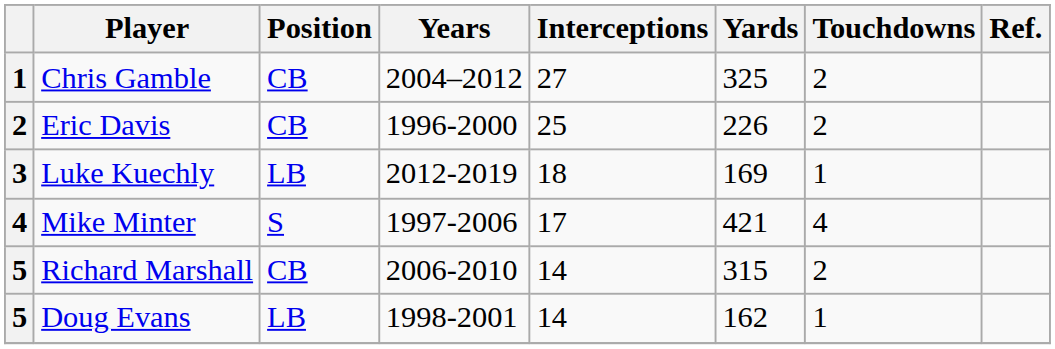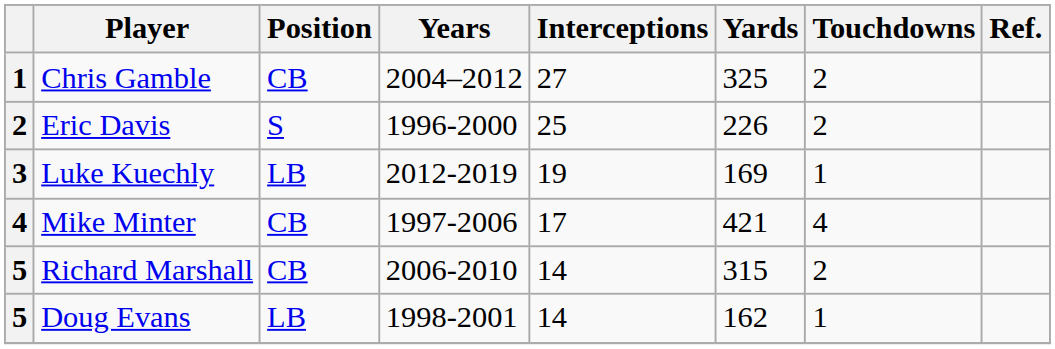(287, 125) CB -> (276, 125) S
(552, 173) 18 -> (552, 173) 19
(276, 221) S -> (287, 221) CB
